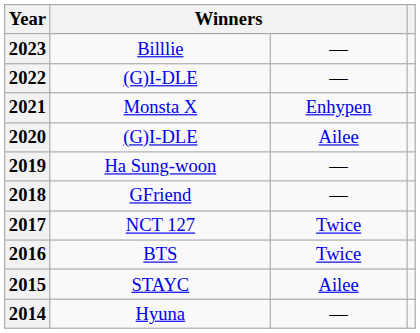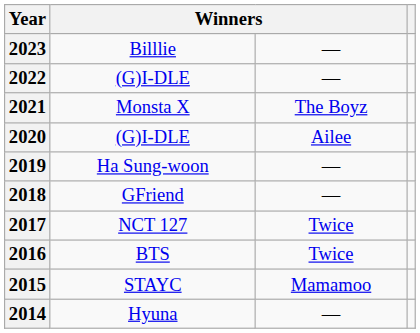(339, 107) Enhypen -> (331, 107) The Boyz
(339, 284) Ailee -> (331, 284) Mamamoo
